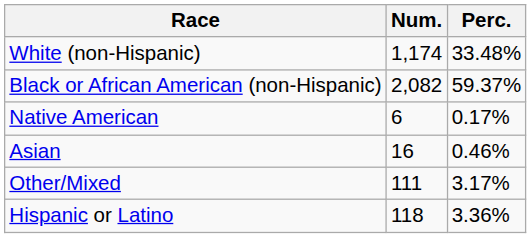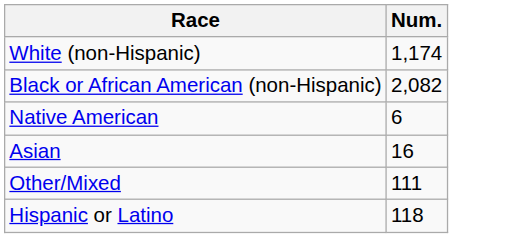- column: (486, 20)
